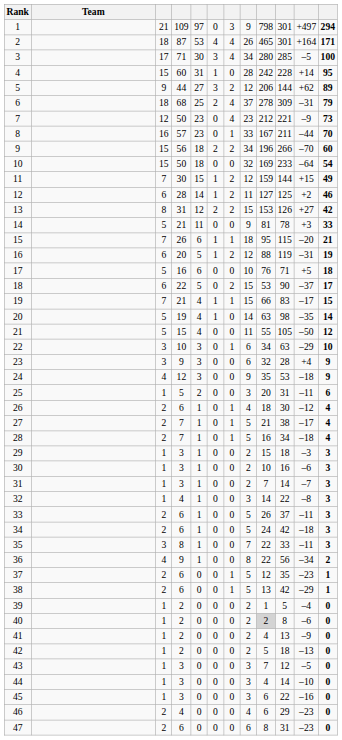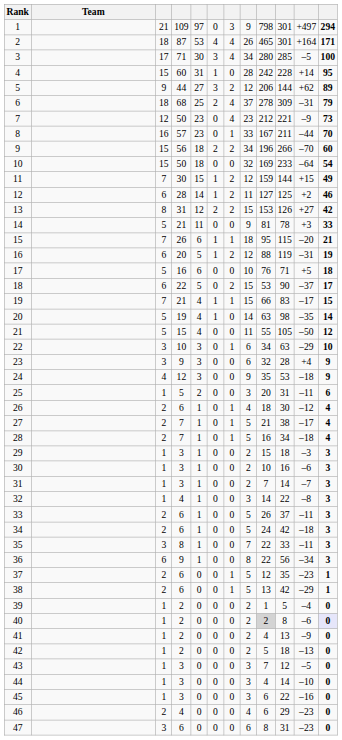(164, 560) 4 -> (164, 560) 6
(328, 560) 2 -> (328, 560) 3
(328, 621) no background -> (328, 621) lavender background
(164, 727) 2 -> (164, 727) 3
